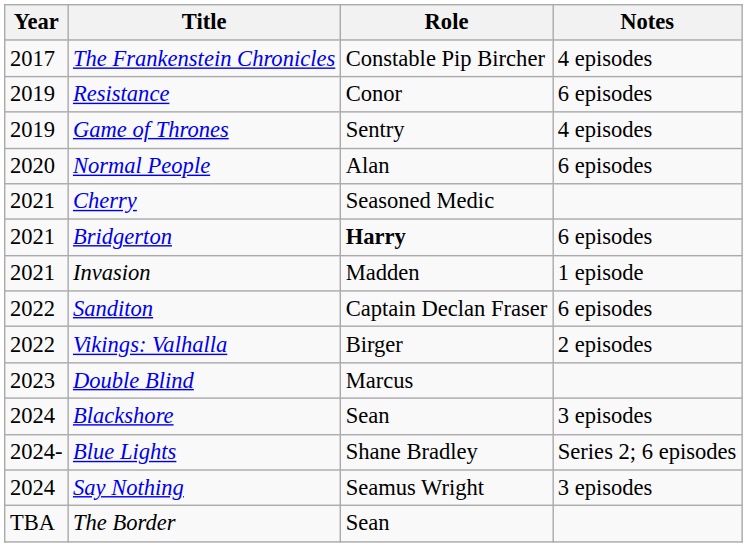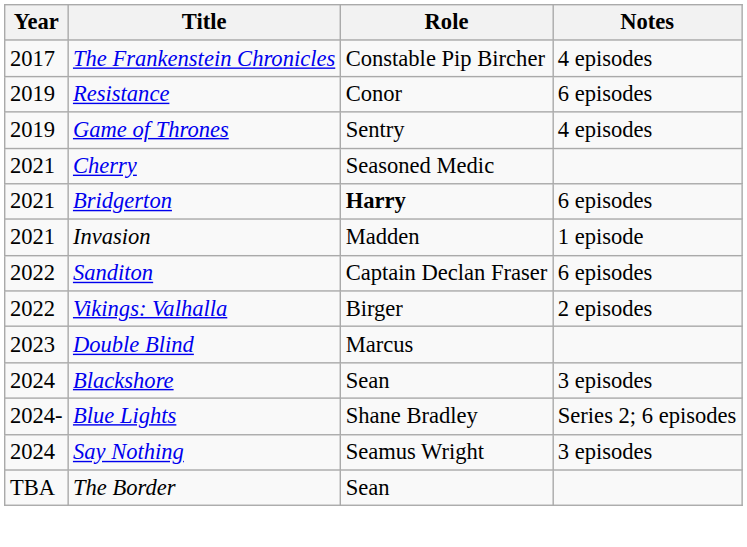- row: (142, 165)
